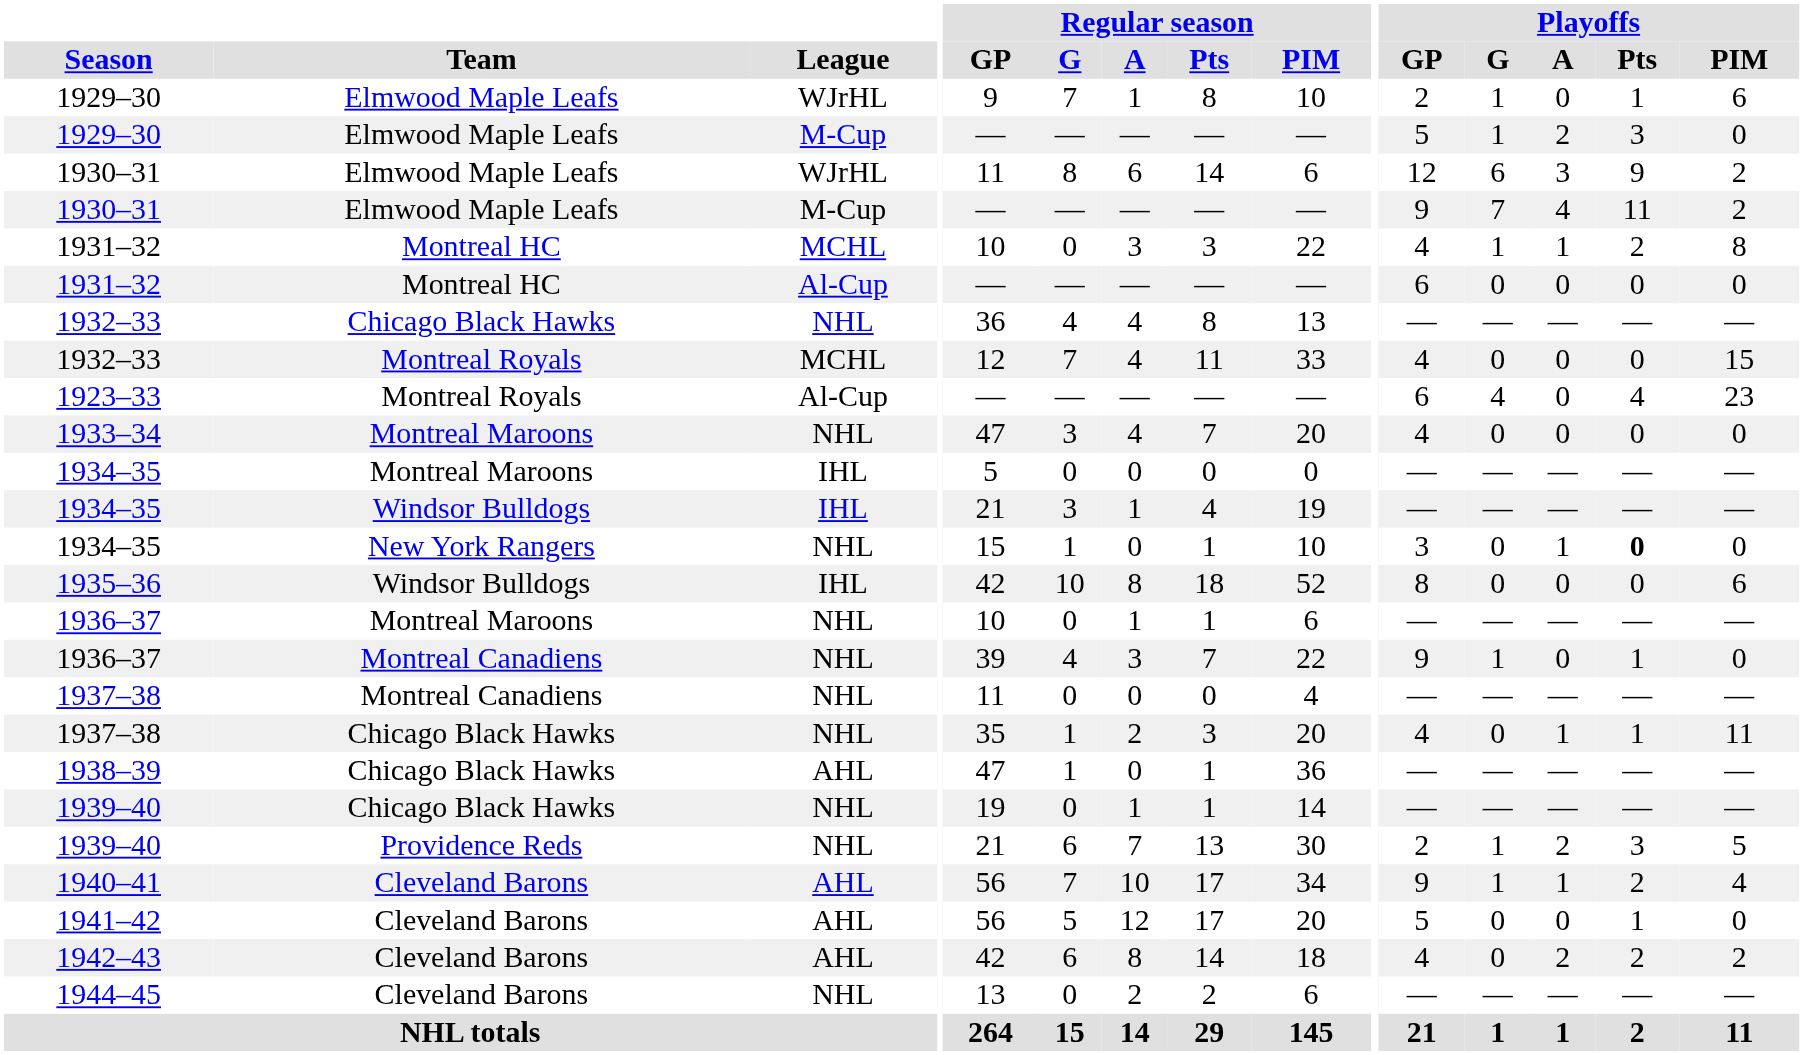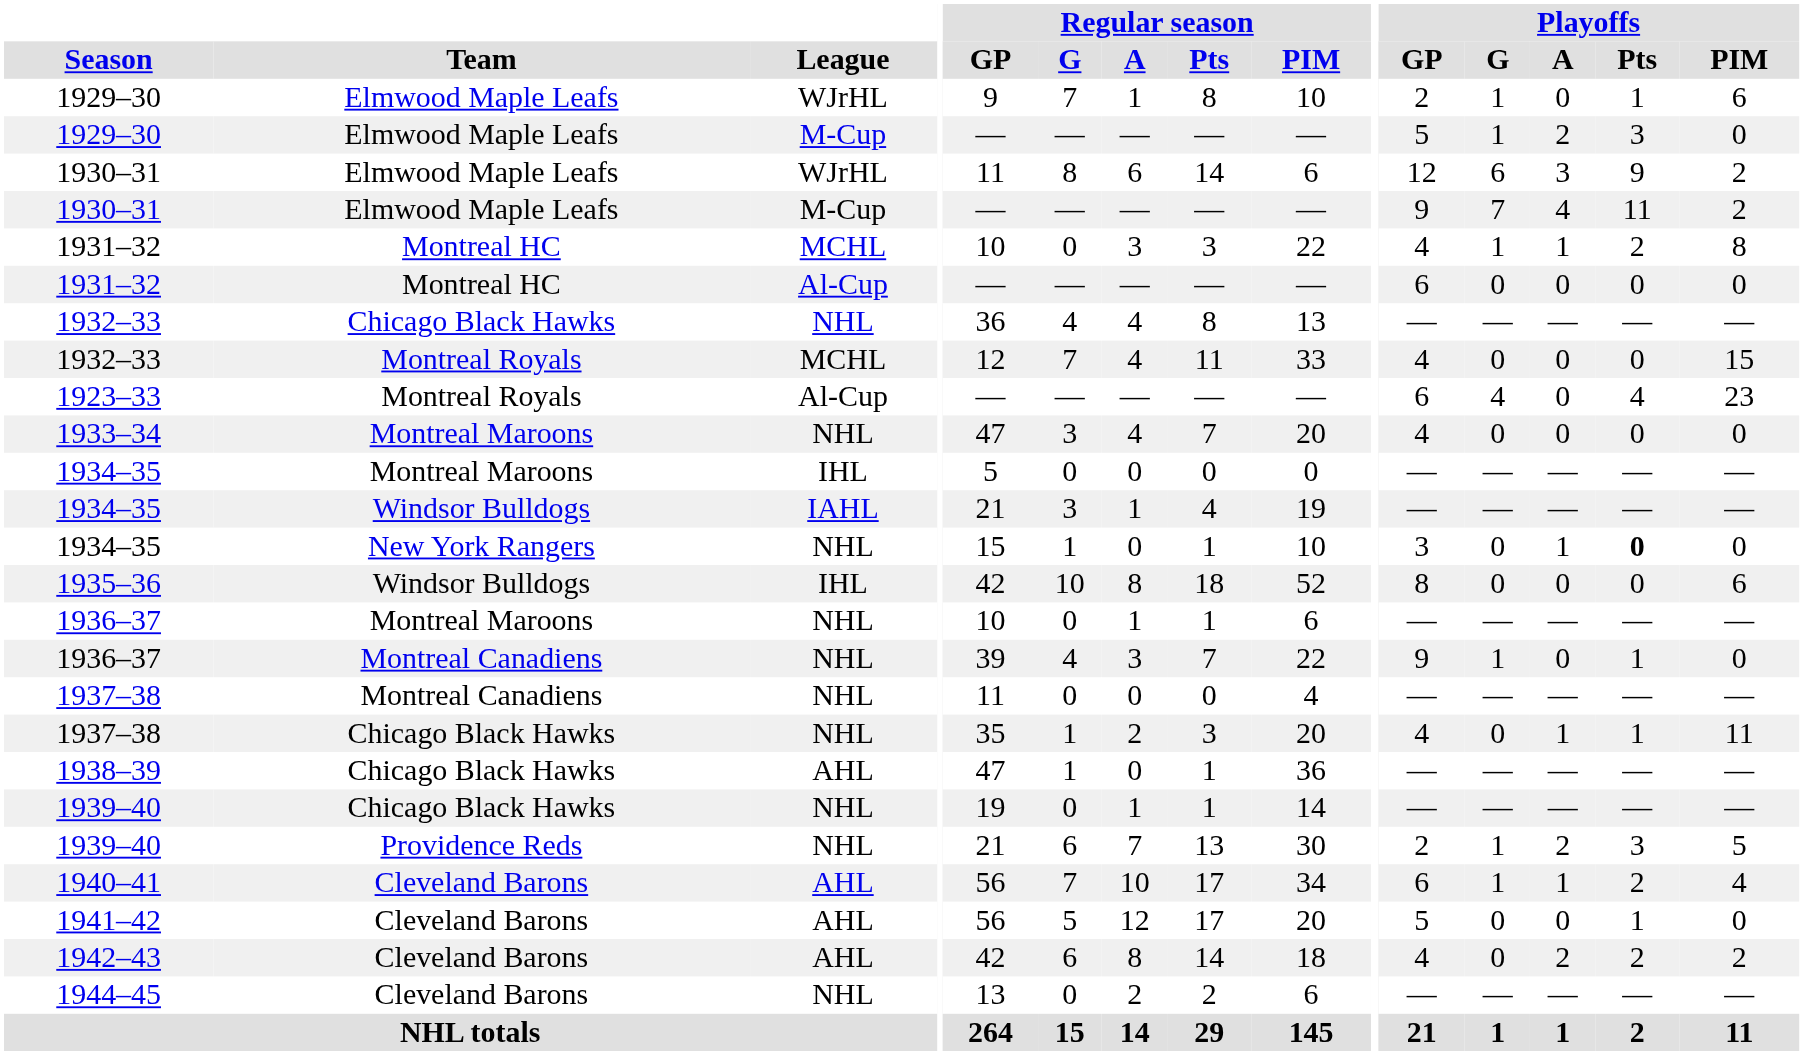(843, 508) IHL -> (843, 508) IAHL
(1422, 882) 9 -> (1422, 882) 6
